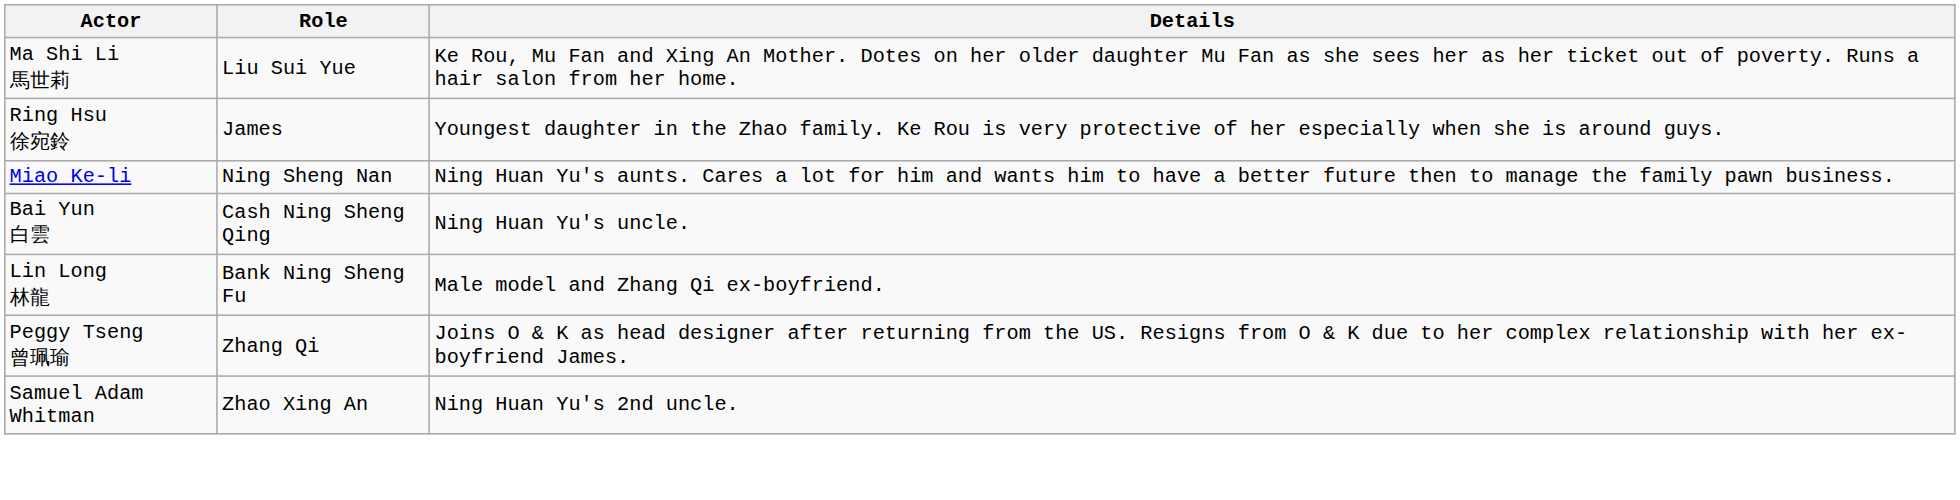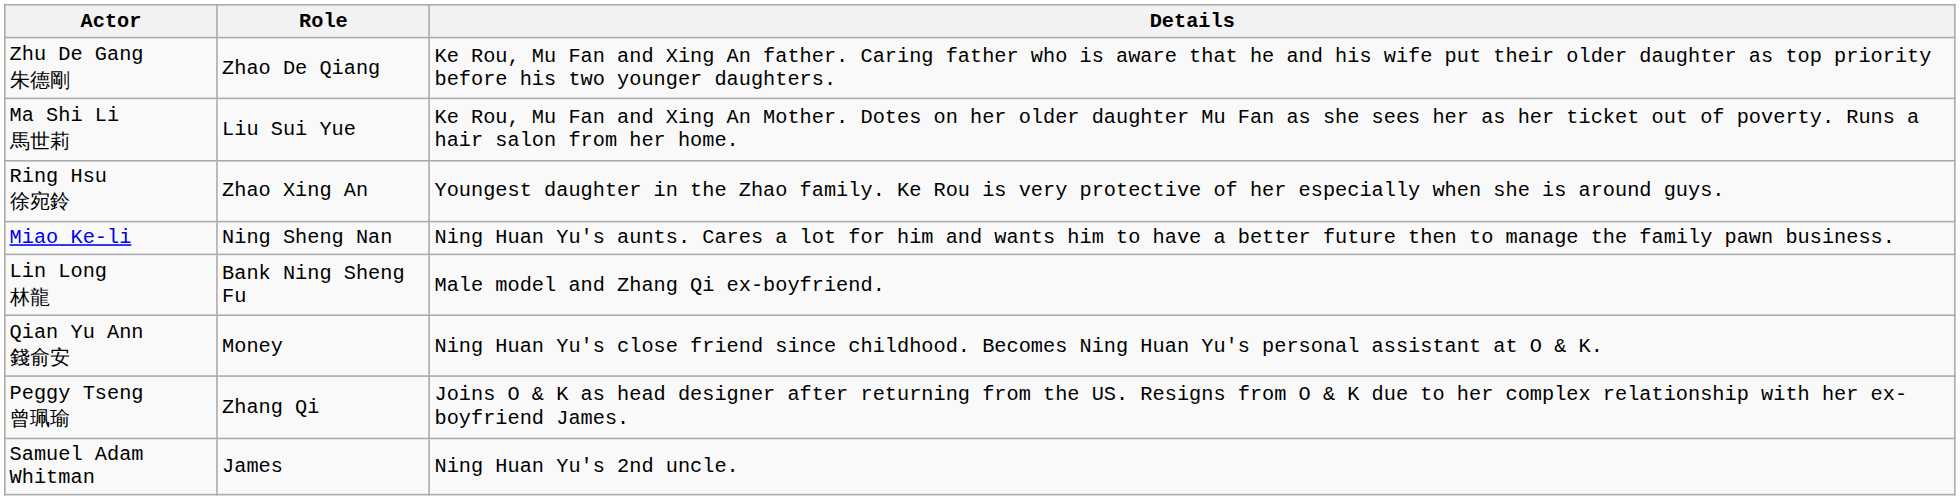+ row: (77, 68)
(252, 130) James -> (295, 191) Zhao Xing An
- row: (52, 223)
+ row: (77, 345)
(295, 405) Zhao Xing An -> (252, 466) James
